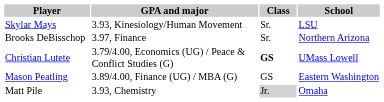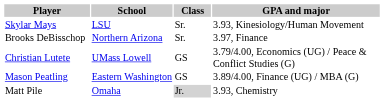columns swapped: (339, 10) <-> (175, 10)
(267, 57) bold -> (181, 57) normal
